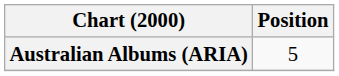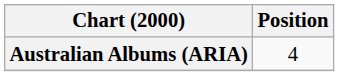(293, 53) 5 -> (293, 53) 4
